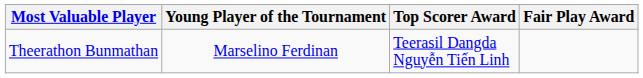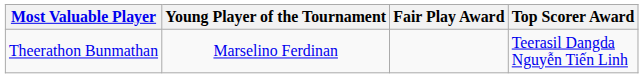columns swapped: (455, 17) <-> (579, 17)
